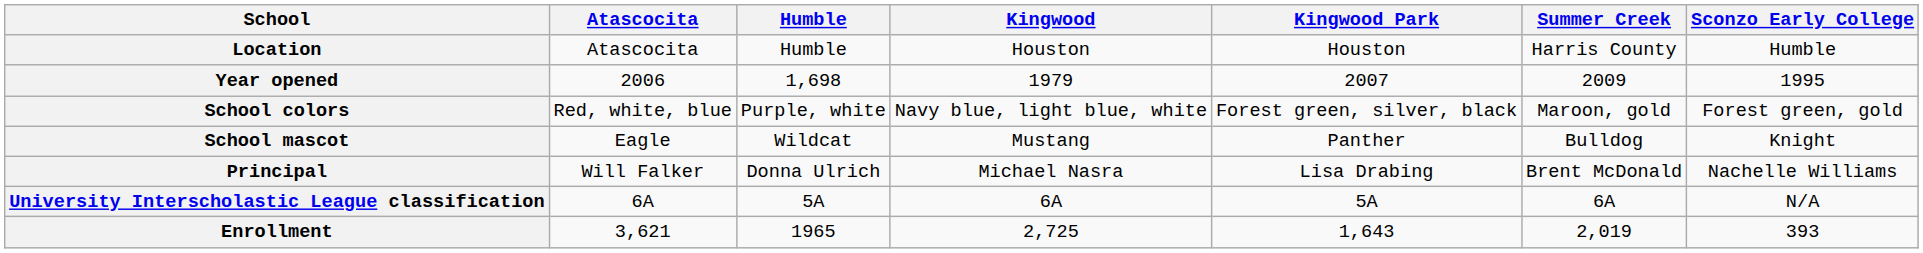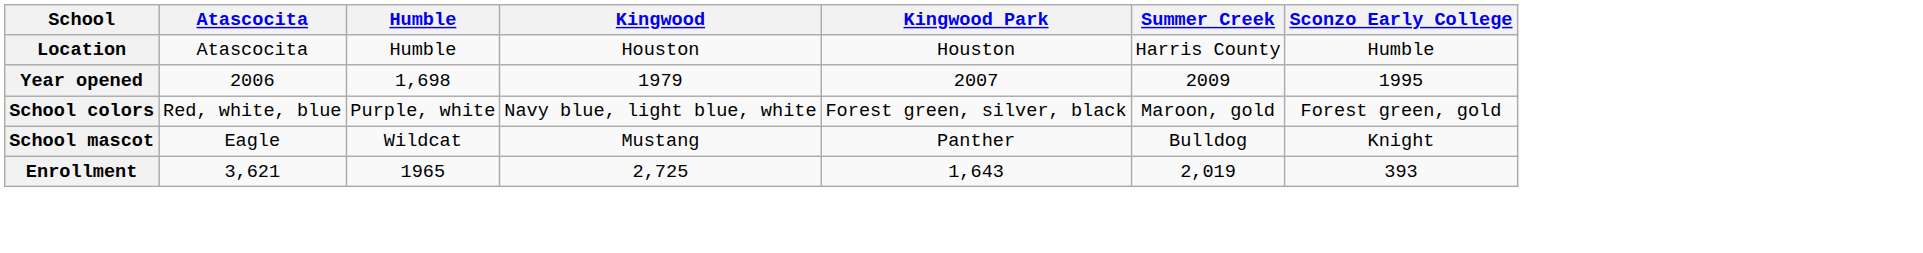- row: (277, 171)
- row: (277, 202)
